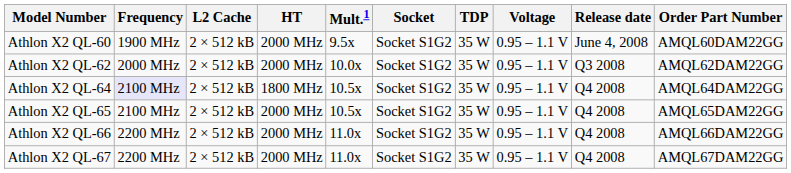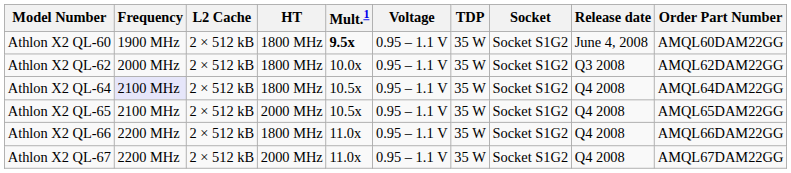columns swapped: (532, 17) <-> (414, 17)
(292, 42) 2000 MHz -> (292, 42) 1800 MHz
(342, 42) normal -> (342, 42) bold
(292, 65) 2000 MHz -> (292, 65) 1800 MHz
(292, 134) 2000 MHz -> (292, 134) 1800 MHz
